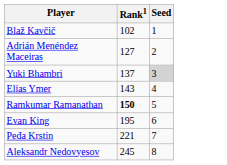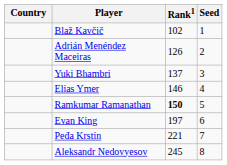+ column: (28, 13)
(127, 52) 127 -> (175, 52) 126
(154, 73) lightgrey background -> (202, 73) no background
(127, 89) 143 -> (175, 89) 146
(127, 120) 195 -> (175, 120) 197
